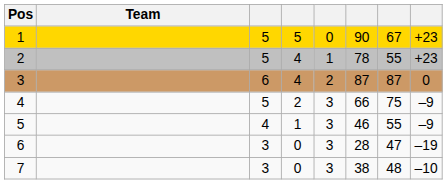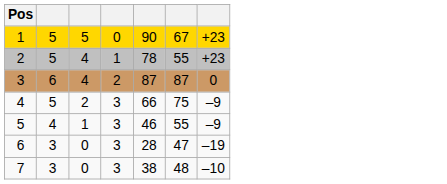- column: (143, 15)
